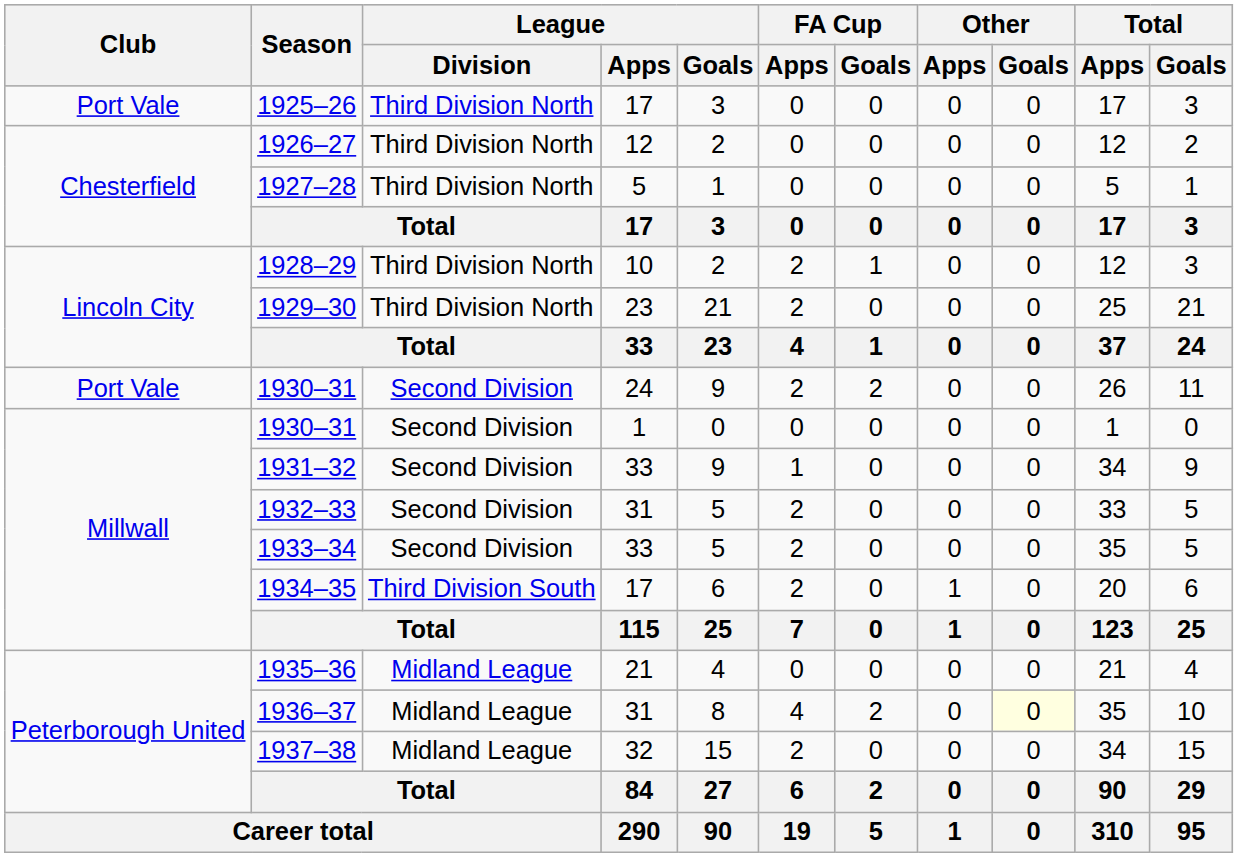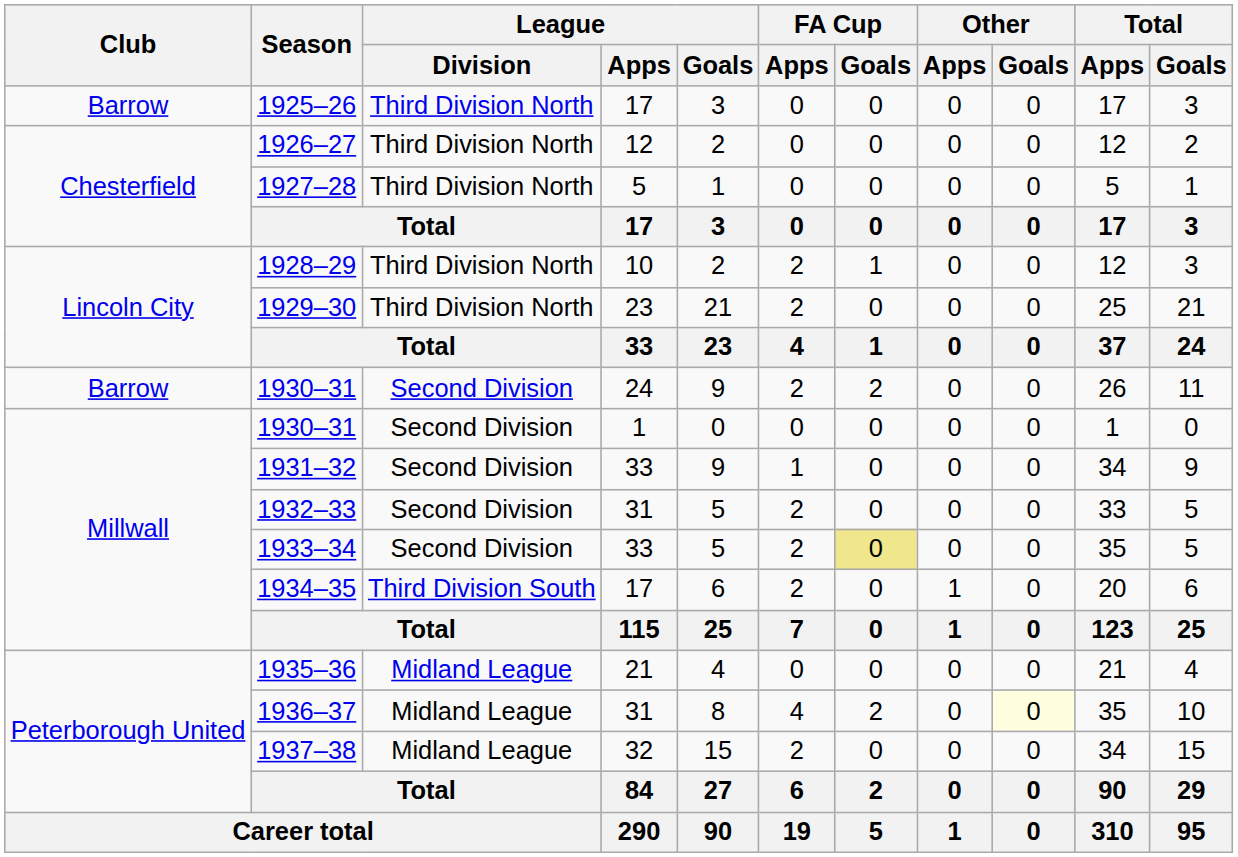(128, 105) Port Vale -> (128, 105) Barrow
(128, 387) Port Vale -> (128, 387) Barrow
(876, 549) no background -> (876, 549) khaki background
